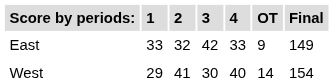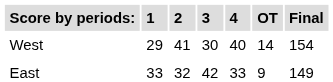rows swapped: (26, 73) <-> (24, 45)
